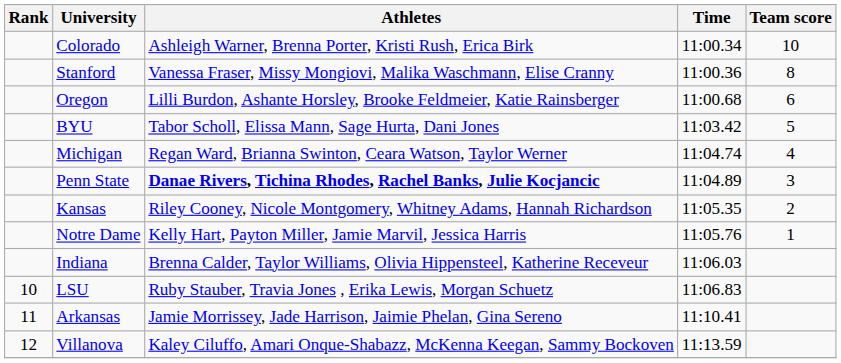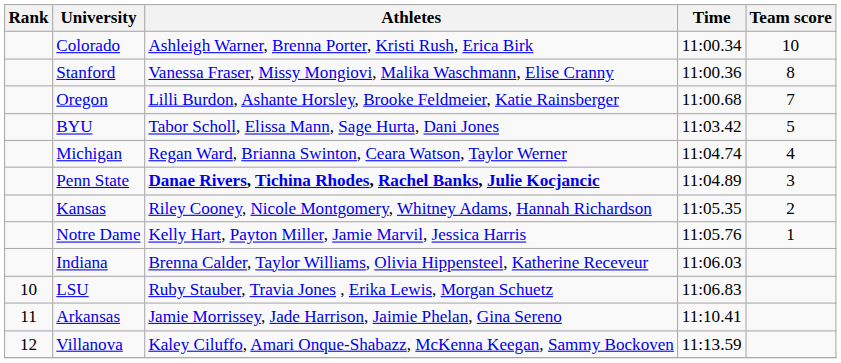(791, 99) 6 -> (791, 99) 7
